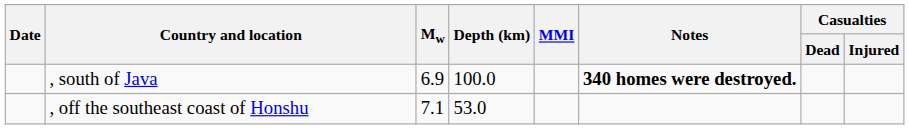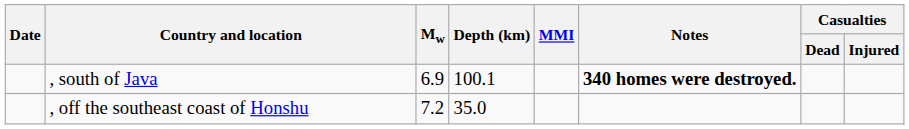(475, 78) 100.0 -> (475, 78) 100.1
(432, 108) 7.1 -> (432, 108) 7.2
(470, 108) 53.0 -> (470, 108) 35.0
